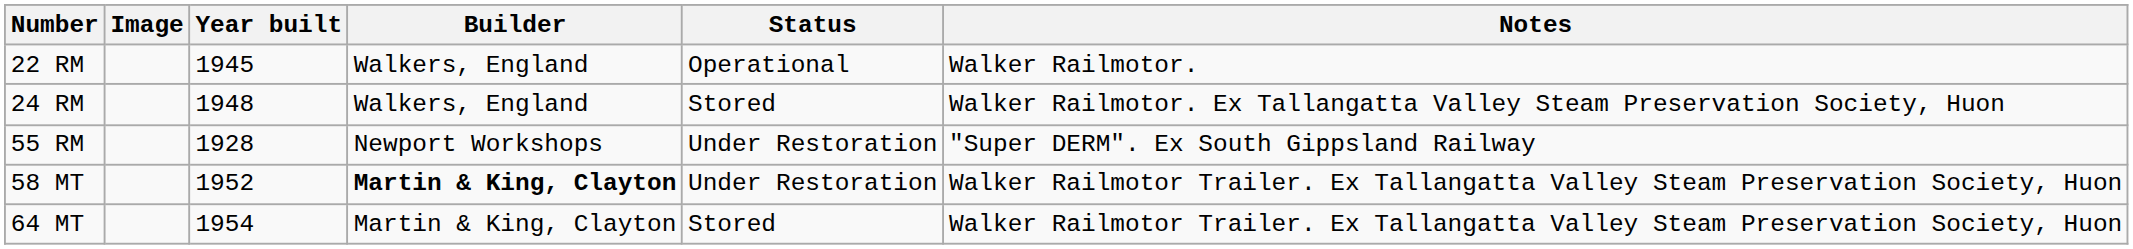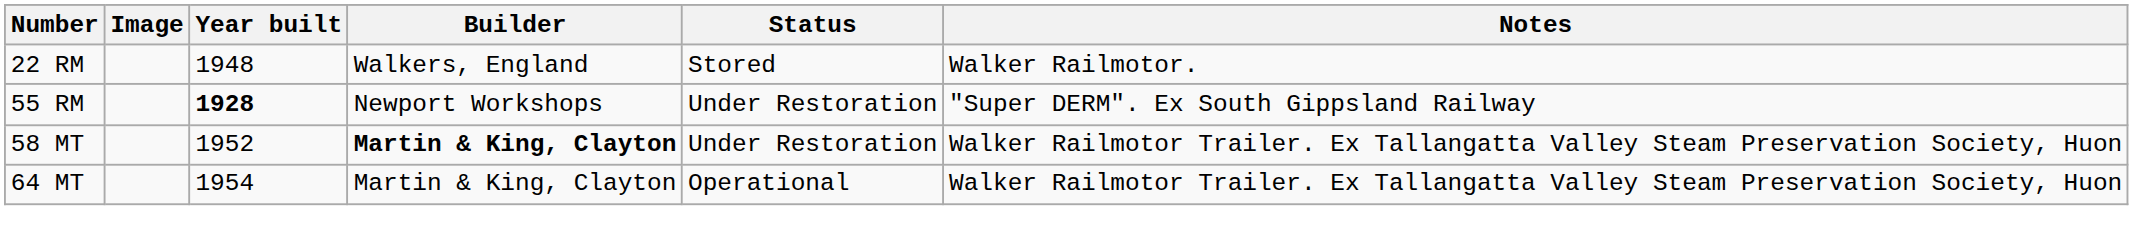(225, 65) 1945 -> (225, 65) 1948
(769, 65) Operational -> (732, 65) Stored
- row: (47, 105)
(225, 144) normal -> (225, 105) bold
(732, 224) Stored -> (769, 184) Operational
